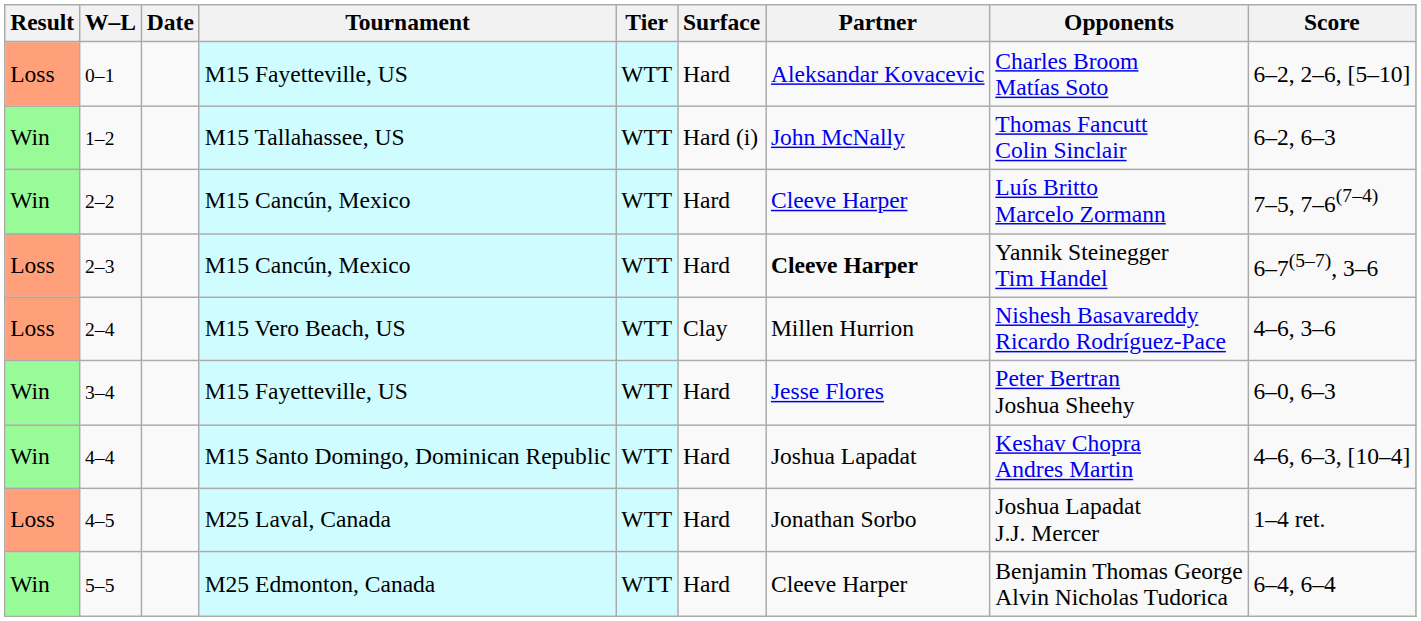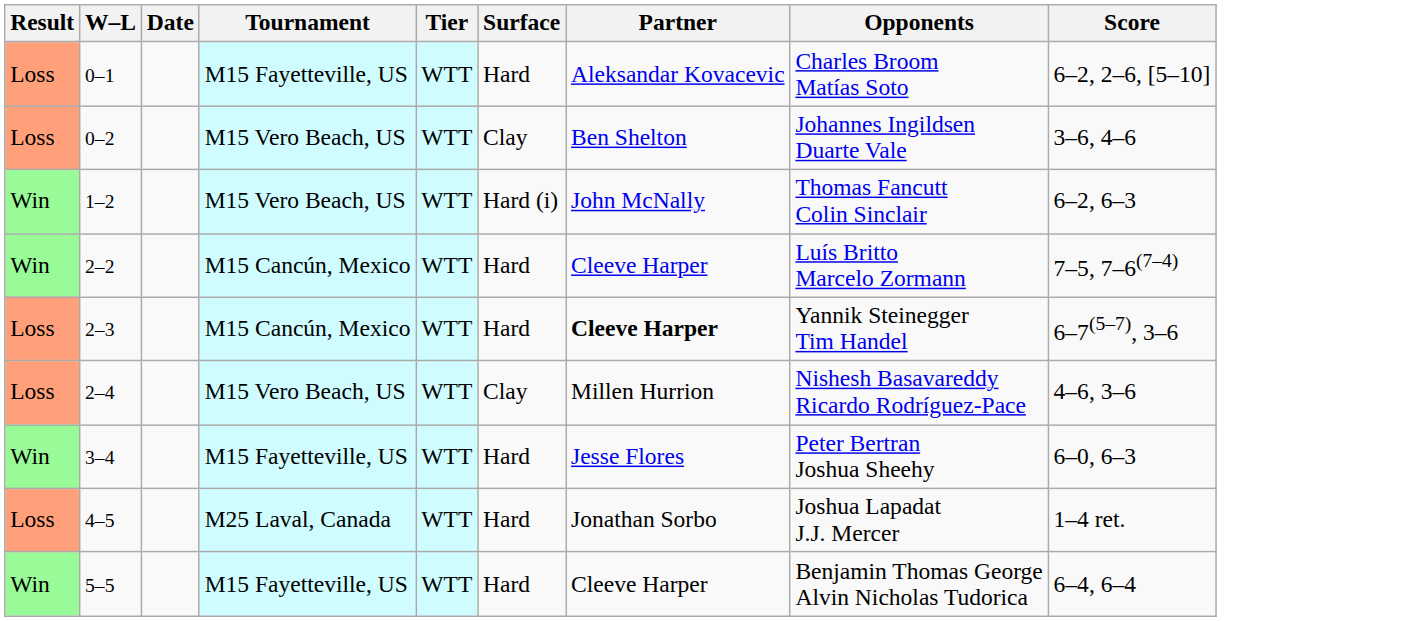+ row: (100, 138)
(305, 137) M15 Tallahassee, US -> (305, 201) M15 Vero Beach, US
- row: (100, 457)
(320, 583) M25 Edmonton, Canada -> (306, 583) M15 Fayetteville, US
